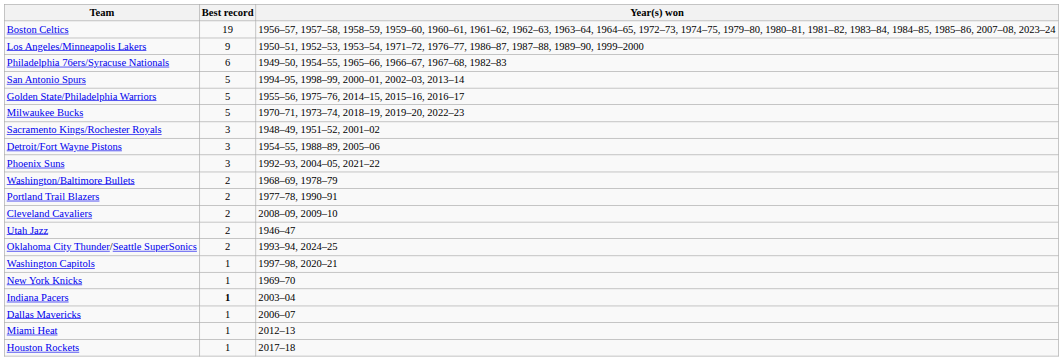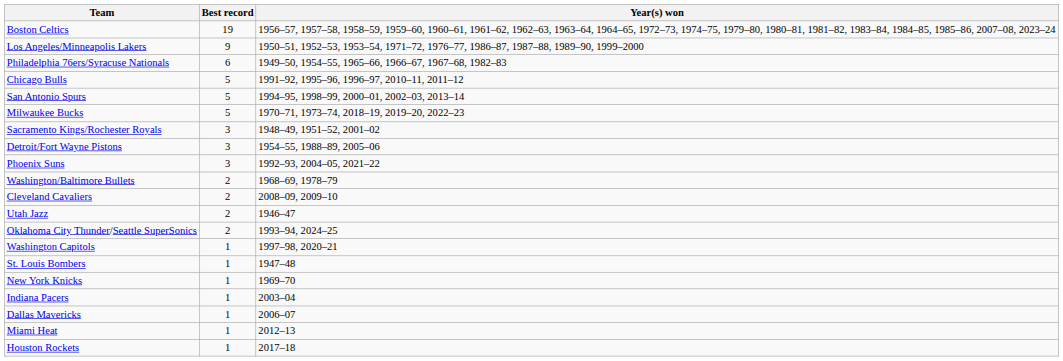+ row: (37, 79)
- row: (82, 96)
- row: (53, 197)
+ row: (46, 264)
(228, 297) bold -> (228, 297) normal
